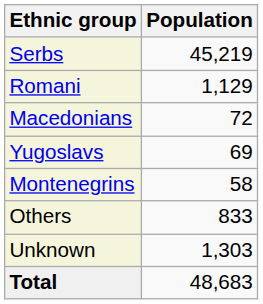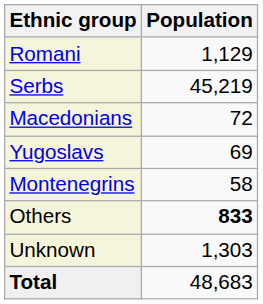rows swapped: (36, 53) <-> (45, 86)
(236, 217) normal -> (236, 217) bold
